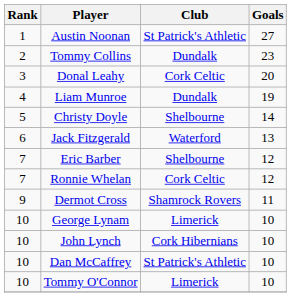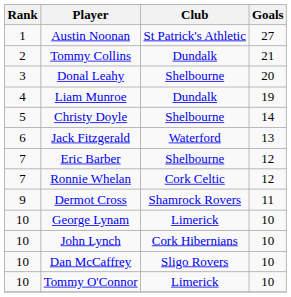(268, 55) 23 -> (268, 55) 21
(195, 76) Cork Celtic -> (195, 76) Shelbourne
(195, 261) St Patrick's Athletic -> (195, 261) Sligo Rovers
